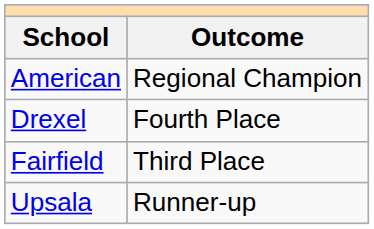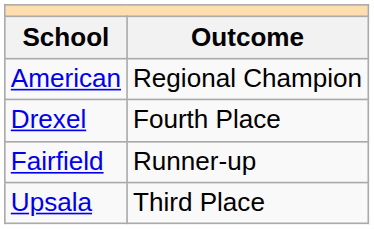(199, 161) Third Place -> (195, 161) Runner-up
(195, 202) Runner-up -> (199, 202) Third Place
